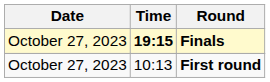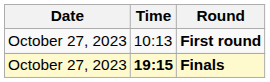rows swapped: (221, 65) <-> (202, 41)
